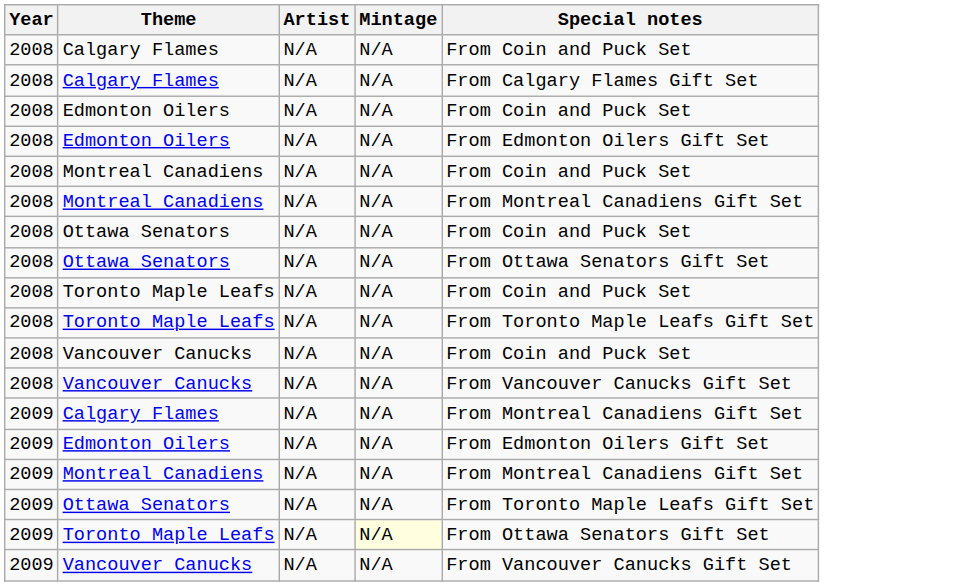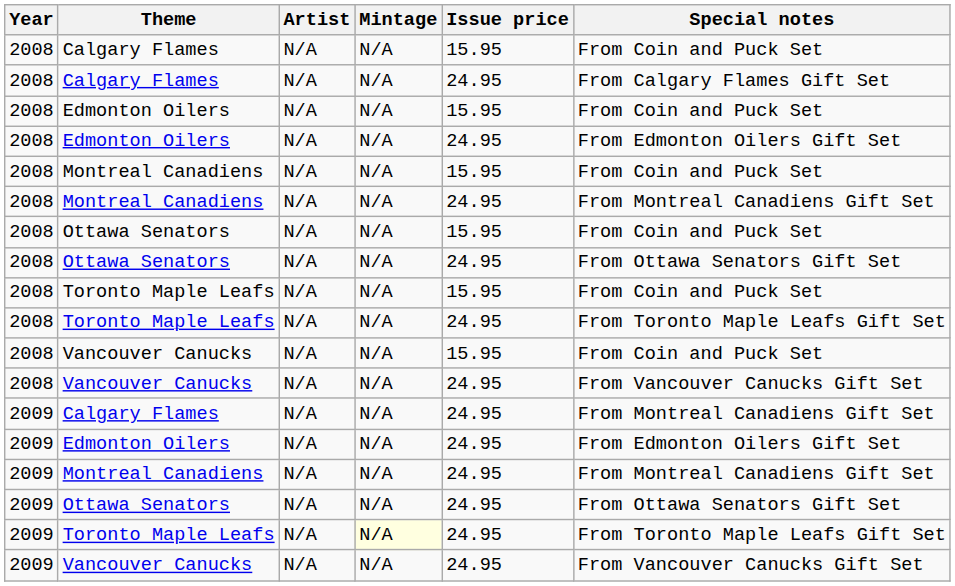+ column: (508, 20)
(630, 505) From Toronto Maple Leafs Gift Set -> (740, 505) From Ottawa Senators Gift Set
(608, 535) From Ottawa Senators Gift Set -> (762, 535) From Toronto Maple Leafs Gift Set
